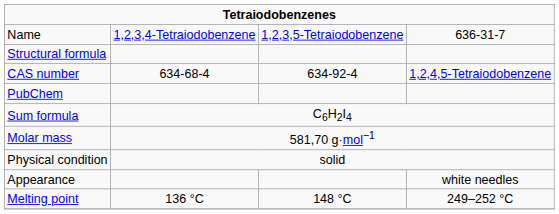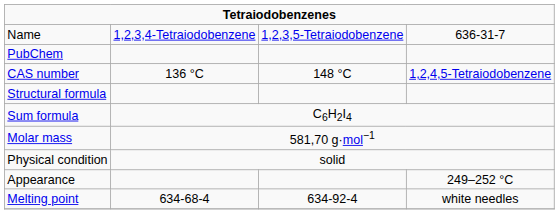rows swapped: (57, 54) <-> (35, 94)
(184, 74) 634-68-4 -> (184, 74) 136 °C
(332, 74) 634-92-4 -> (332, 74) 148 °C
(480, 180) white needles -> (480, 180) 249–252 °C
(184, 200) 136 °C -> (184, 200) 634-68-4
(332, 200) 148 °C -> (332, 200) 634-92-4
(480, 200) 249–252 °C -> (480, 200) white needles
